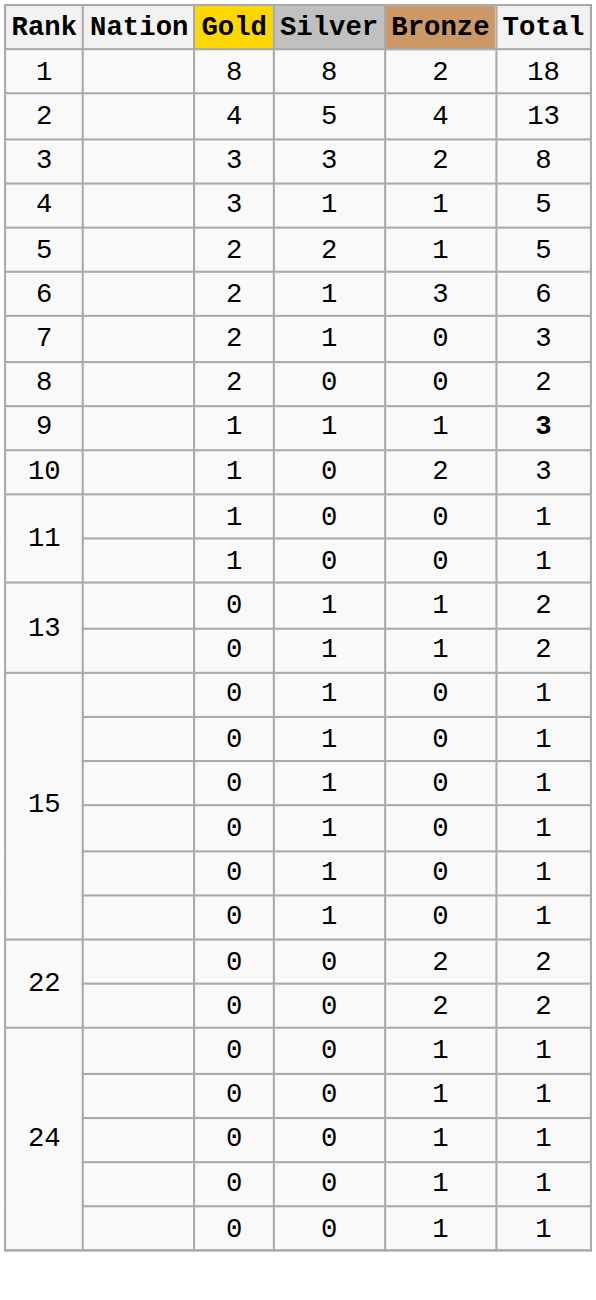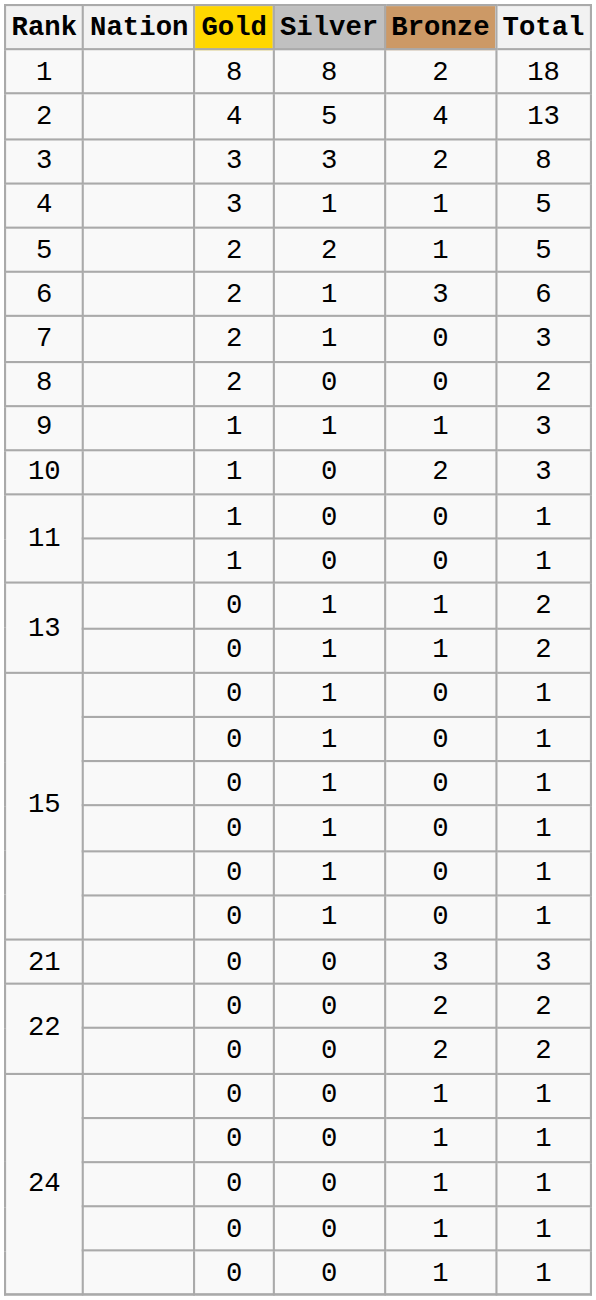(544, 428) bold -> (544, 428) normal
+ row: (44, 962)
